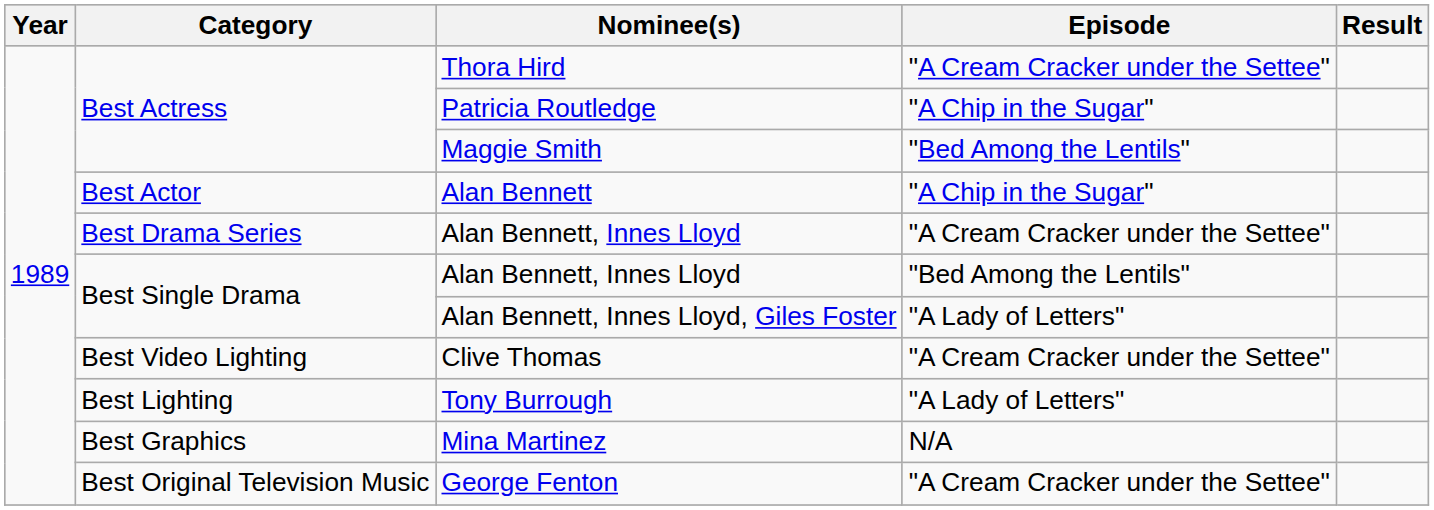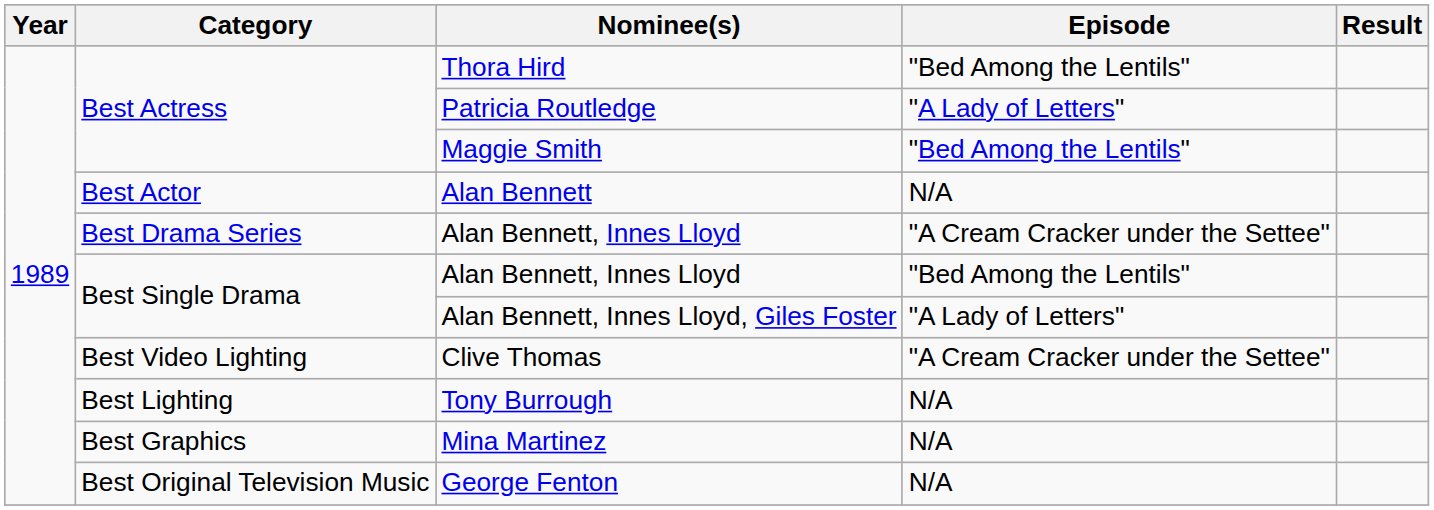(1119, 66) "A Cream Cracker under the Settee" -> (1049, 66) "Bed Among the Lentils"
(1031, 108) "A Chip in the Sugar" -> (1016, 108) "A Lady of Letters"
(1031, 191) "A Chip in the Sugar" -> (931, 191) N/A
(1016, 399) "A Lady of Letters" -> (931, 399) N/A
(1119, 483) "A Cream Cracker under the Settee" -> (931, 483) N/A
